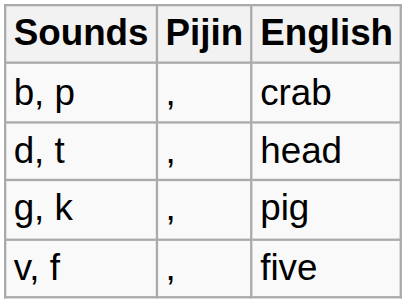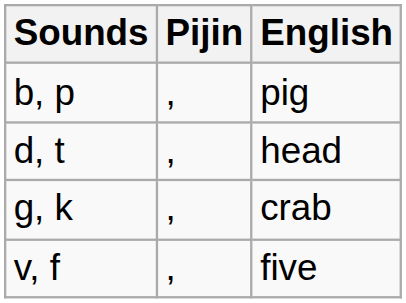(296, 92) crab -> (285, 92) pig
(285, 208) pig -> (296, 208) crab
